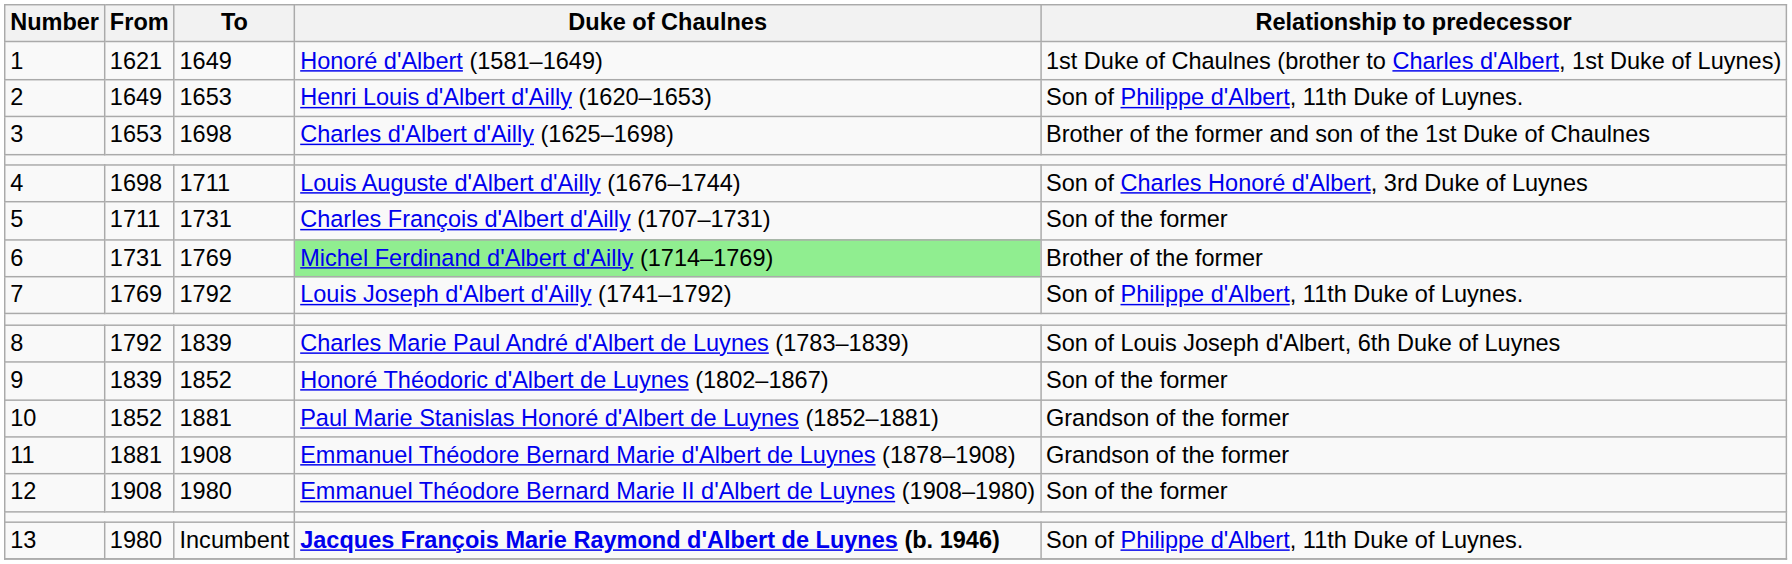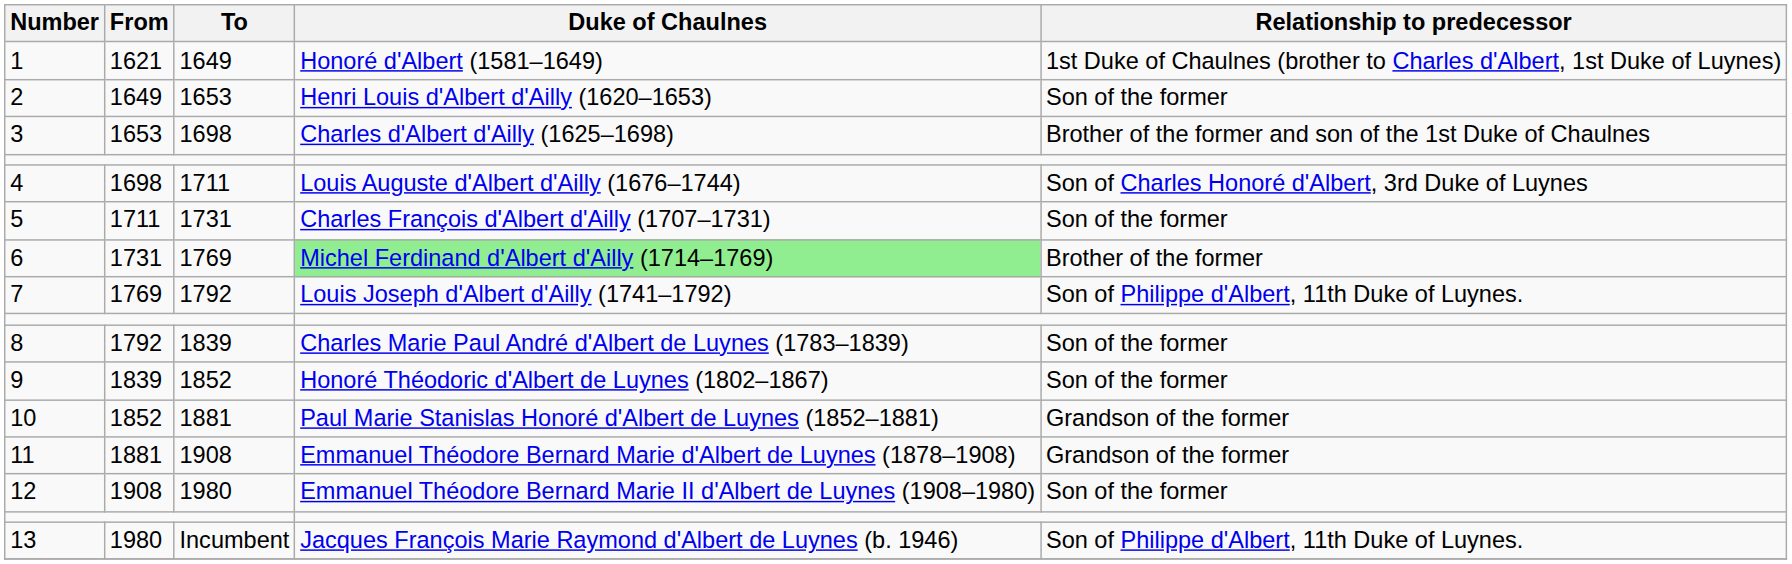(1285, 97) Son of Philippe d'Albert, 11th Duke of Luynes. -> (1137, 97) Son of the former
(1303, 343) Son of Louis Joseph d'Albert, 6th Duke of Luynes -> (1137, 343) Son of the former
(650, 540) bold -> (629, 540) normal
